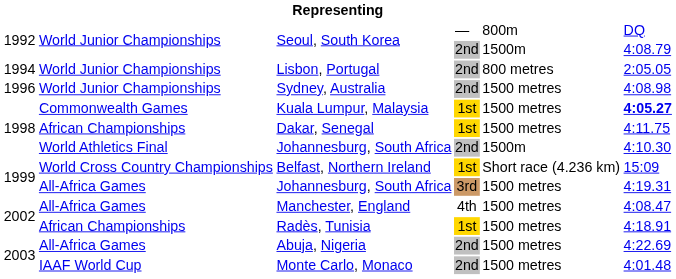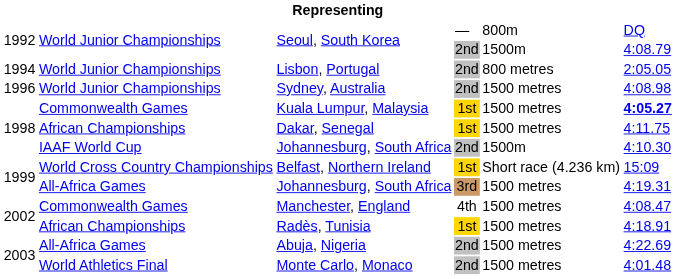(103, 147) World Athletics Final -> (90, 147) IAAF World Cup
(92, 206) All-Africa Games -> (113, 206) Commonwealth Games
(90, 265) IAAF World Cup -> (103, 265) World Athletics Final
